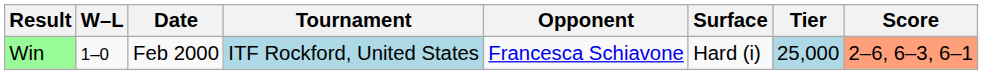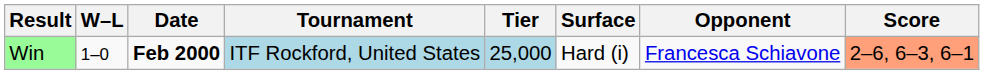columns swapped: (808, 20) <-> (586, 20)
(176, 52) normal -> (177, 52) bold
